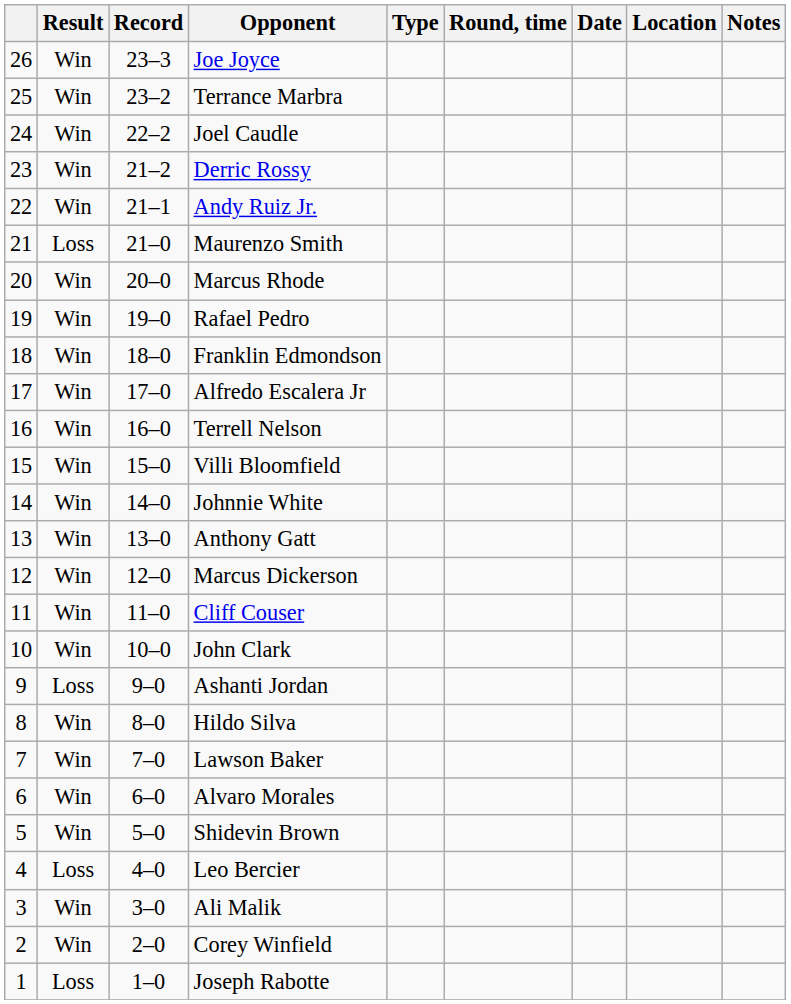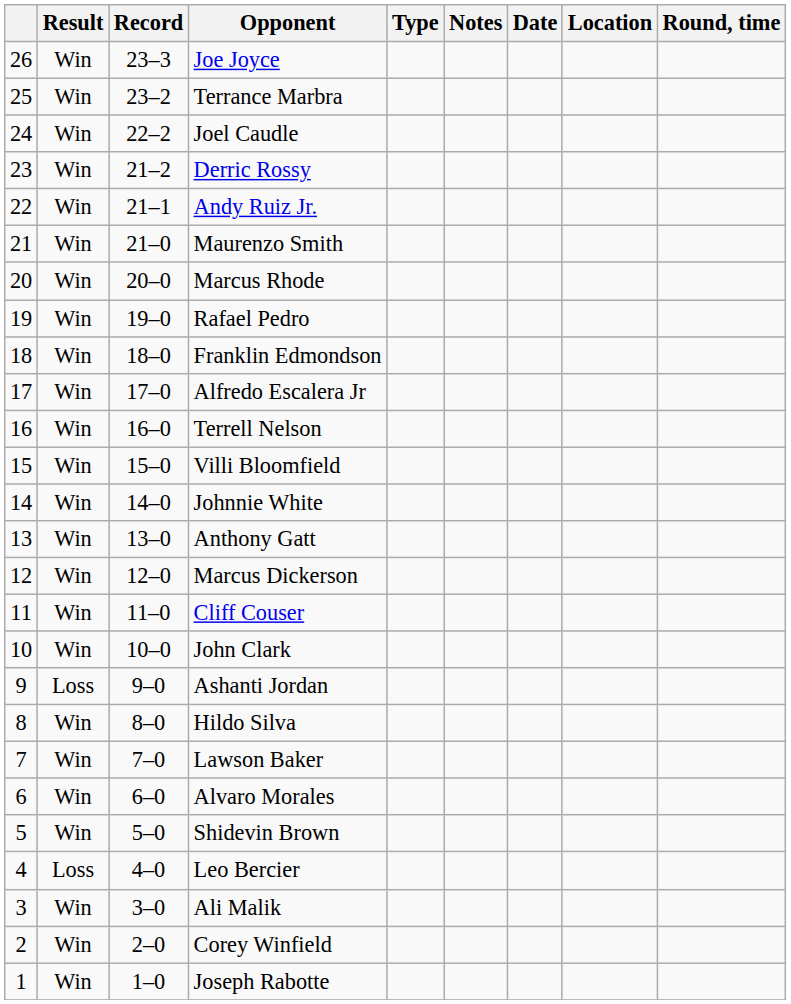columns swapped: (508, 23) <-> (754, 23)
(73, 244) Loss -> (73, 244) Win
(73, 980) Loss -> (73, 980) Win
